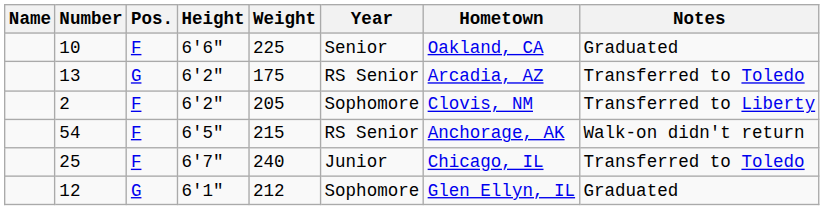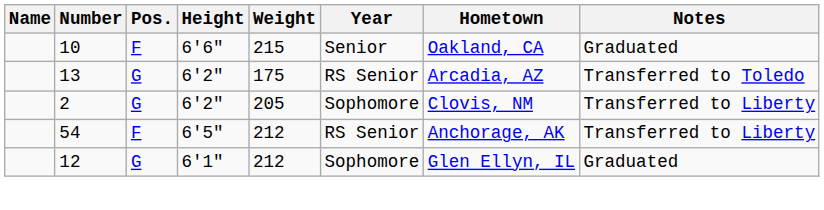(269, 48) 225 -> (269, 48) 215
(136, 105) F -> (136, 105) G
(269, 133) 215 -> (269, 133) 212
(694, 133) Walk-on didn't return -> (699, 133) Transferred to Liberty
- row: (70, 162)
